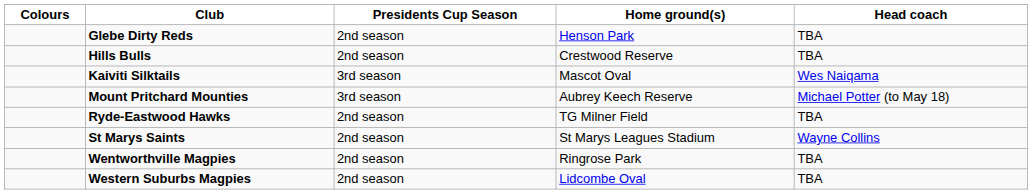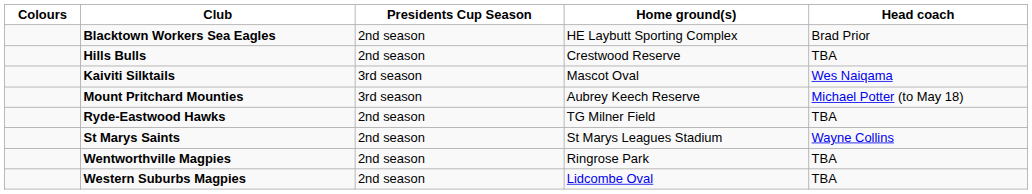+ row: (180, 35)
- row: (141, 35)
